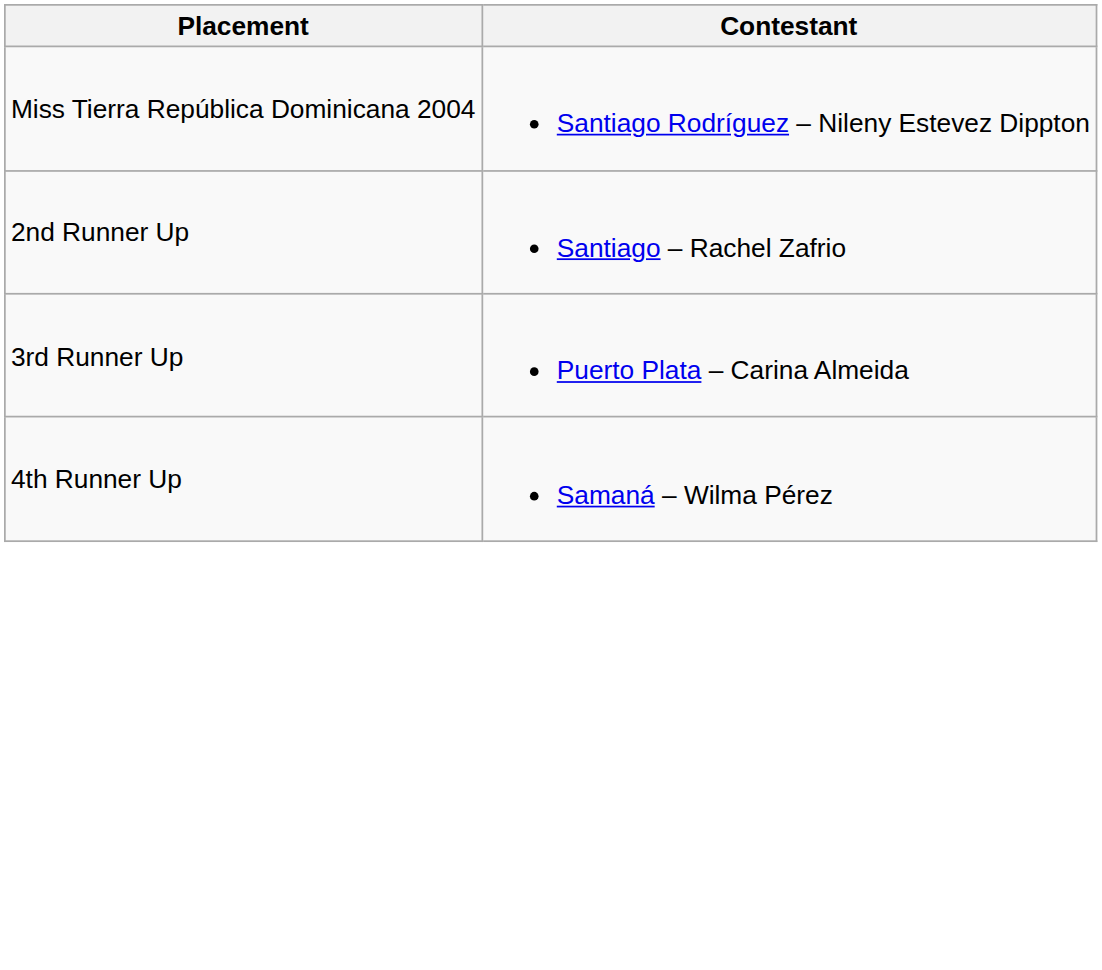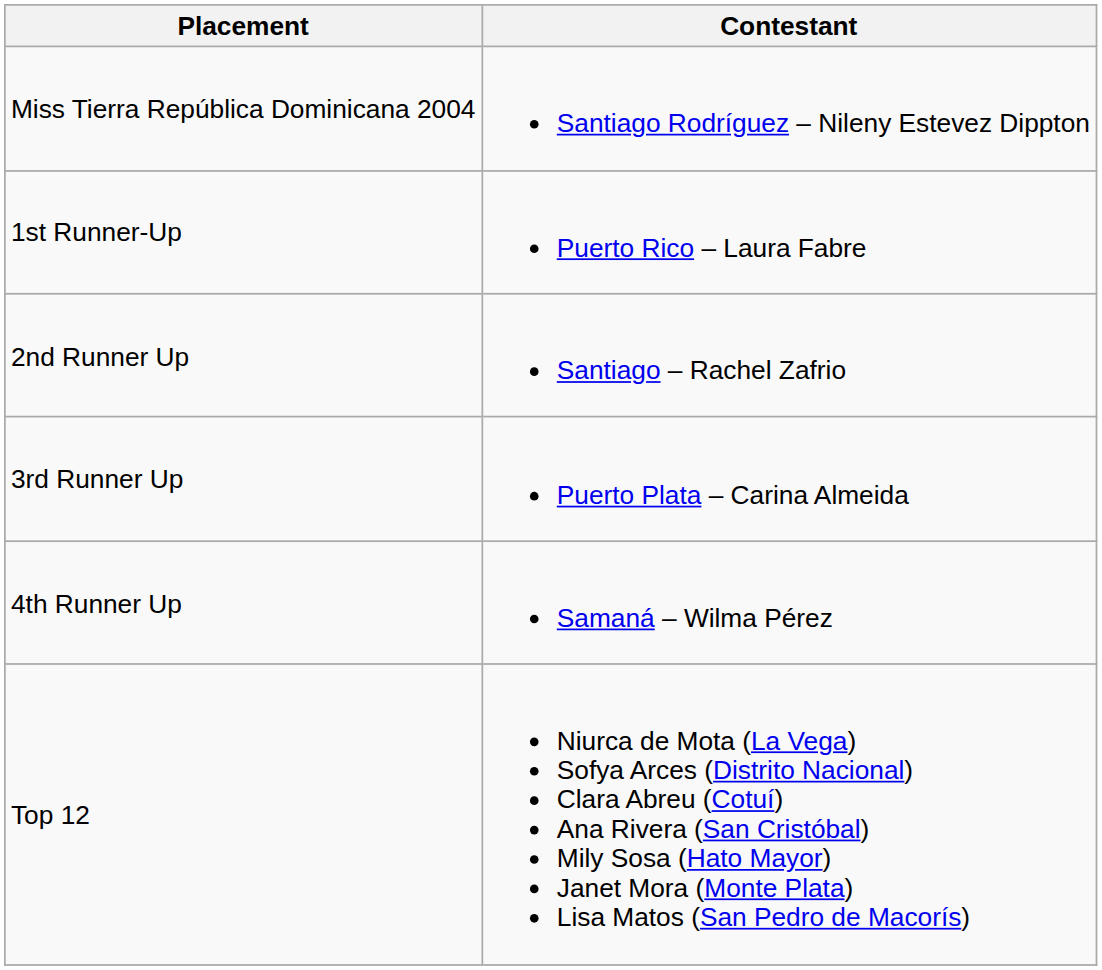+ row: (96, 232)
+ row: (50, 815)
